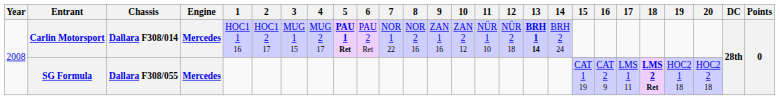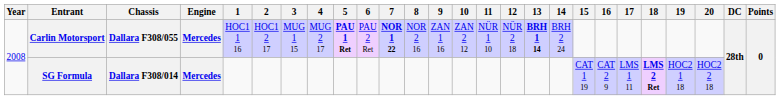(143, 38) Dallara F308/014 -> (143, 38) Dallara F308/055
(391, 38) normal -> (392, 38) bold
(143, 75) Dallara F308/055 -> (143, 75) Dallara F308/014
